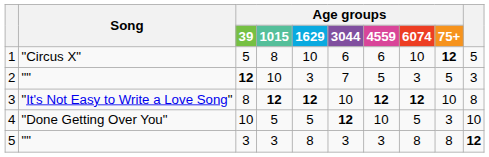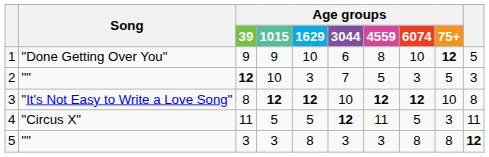(51, 57) "Circus X" -> (94, 57) "Done Getting Over You"
(246, 57) 5 -> (246, 57) 9
(274, 57) 8 -> (274, 57) 9
(381, 57) 6 -> (381, 57) 8
(94, 120) "Done Getting Over You" -> (51, 120) "Circus X"
(246, 120) 10 -> (246, 120) 11
(381, 120) 10 -> (381, 120) 11
(474, 120) 10 -> (474, 120) 11
